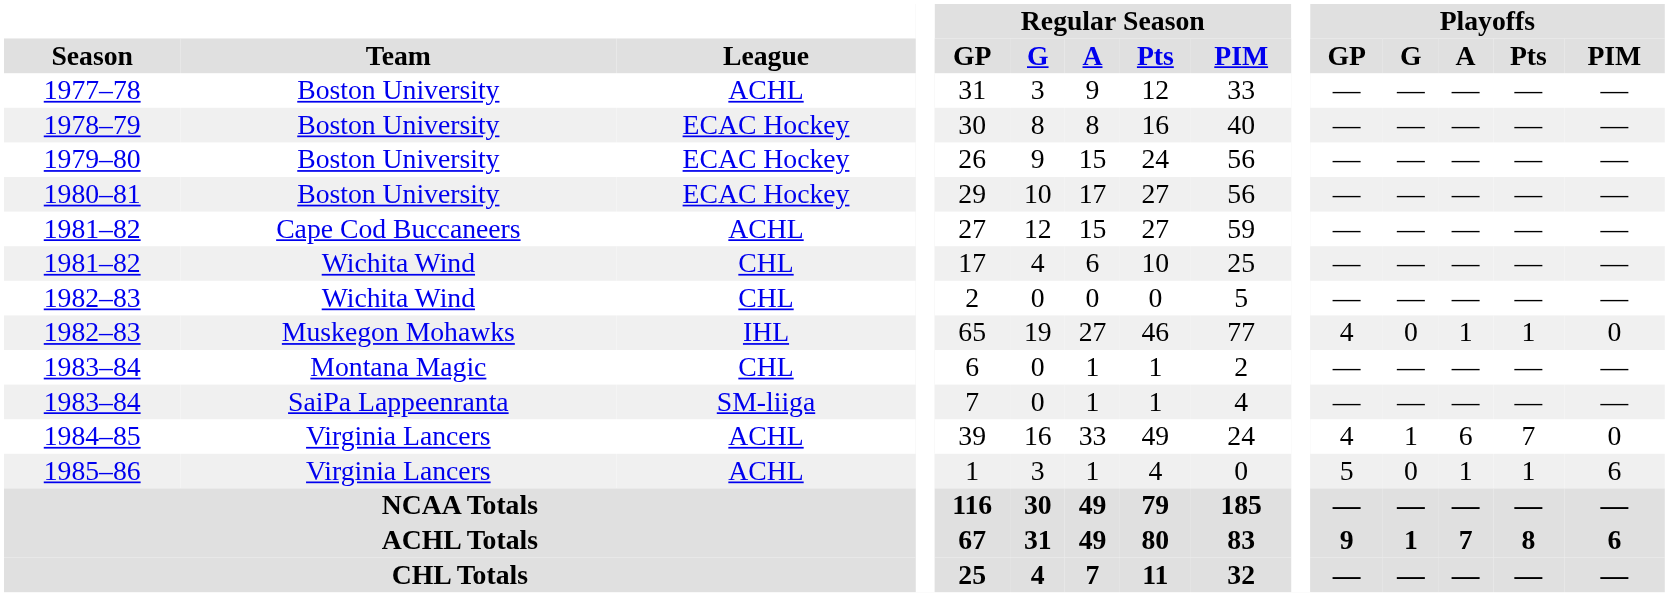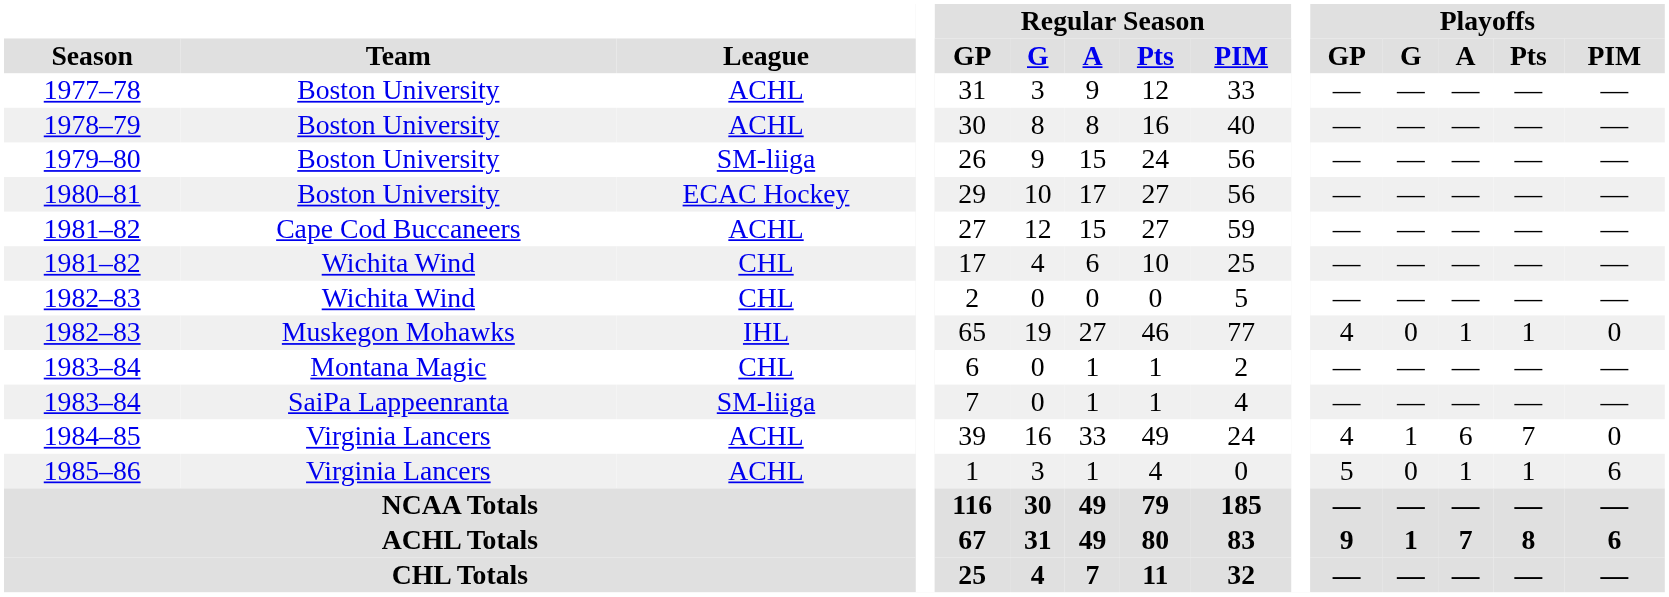(766, 124) ECAC Hockey -> (766, 124) ACHL
(766, 159) ECAC Hockey -> (766, 159) SM-liiga
